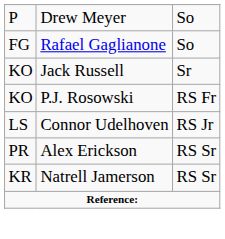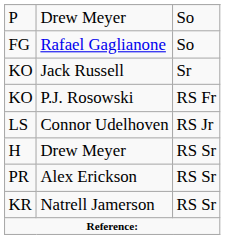+ row: (14, 151)
